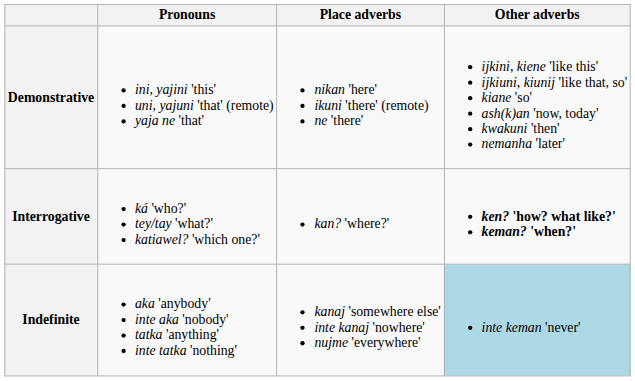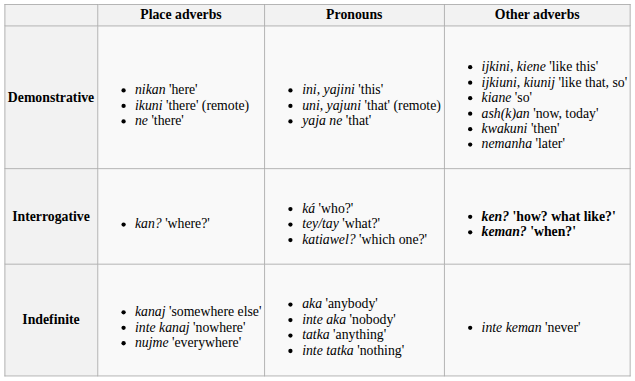columns swapped: (187, 15) <-> (360, 15)
(537, 328) lightblue background -> (537, 328) no background
